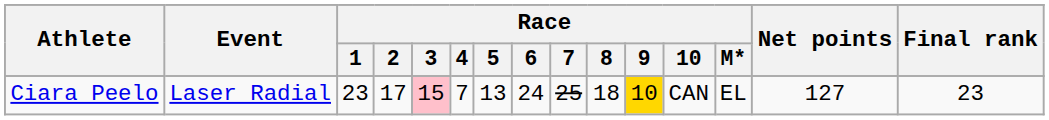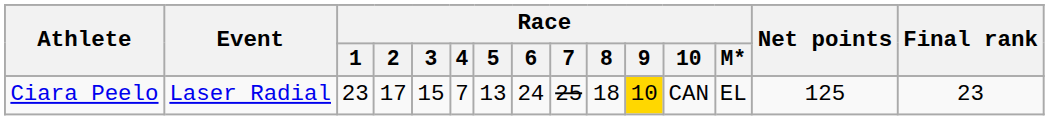(431, 95) pink background -> (431, 95) no background
(825, 95) 127 -> (825, 95) 125
